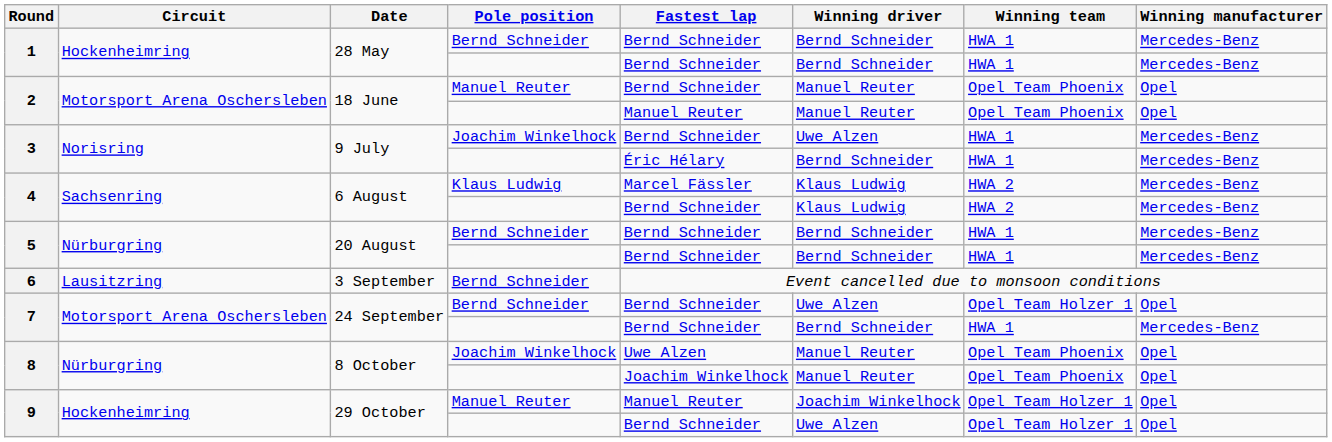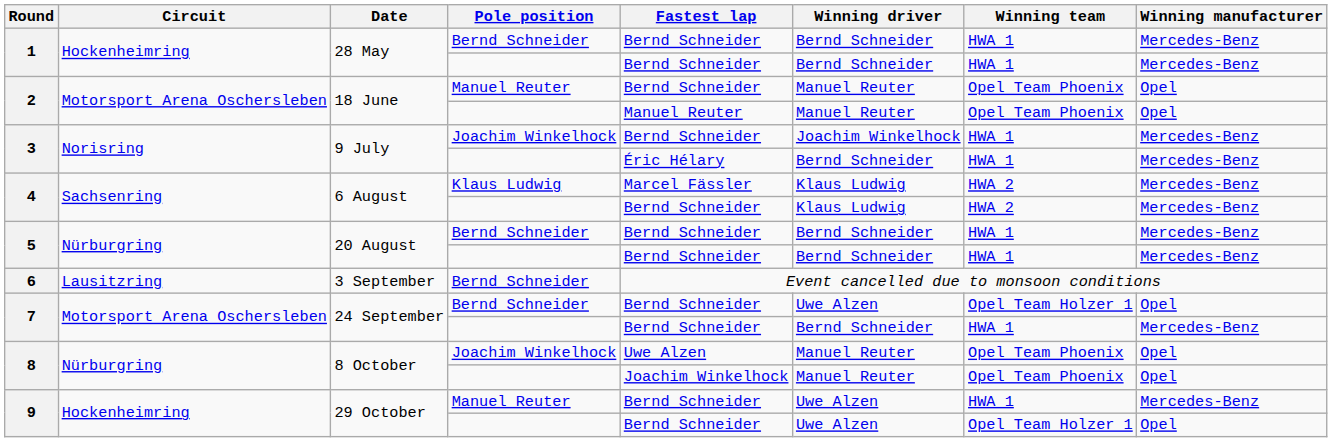(837, 137) Uwe Alzen -> (878, 137) Joachim Winkelhock
(683, 401) Manuel Reuter -> (692, 401) Bernd Schneider
(878, 401) Joachim Winkelhock -> (837, 401) Uwe Alzen
(1050, 401) Opel Team Holzer 1 -> (991, 401) HWA 1
(1158, 401) Opel -> (1200, 401) Mercedes-Benz
